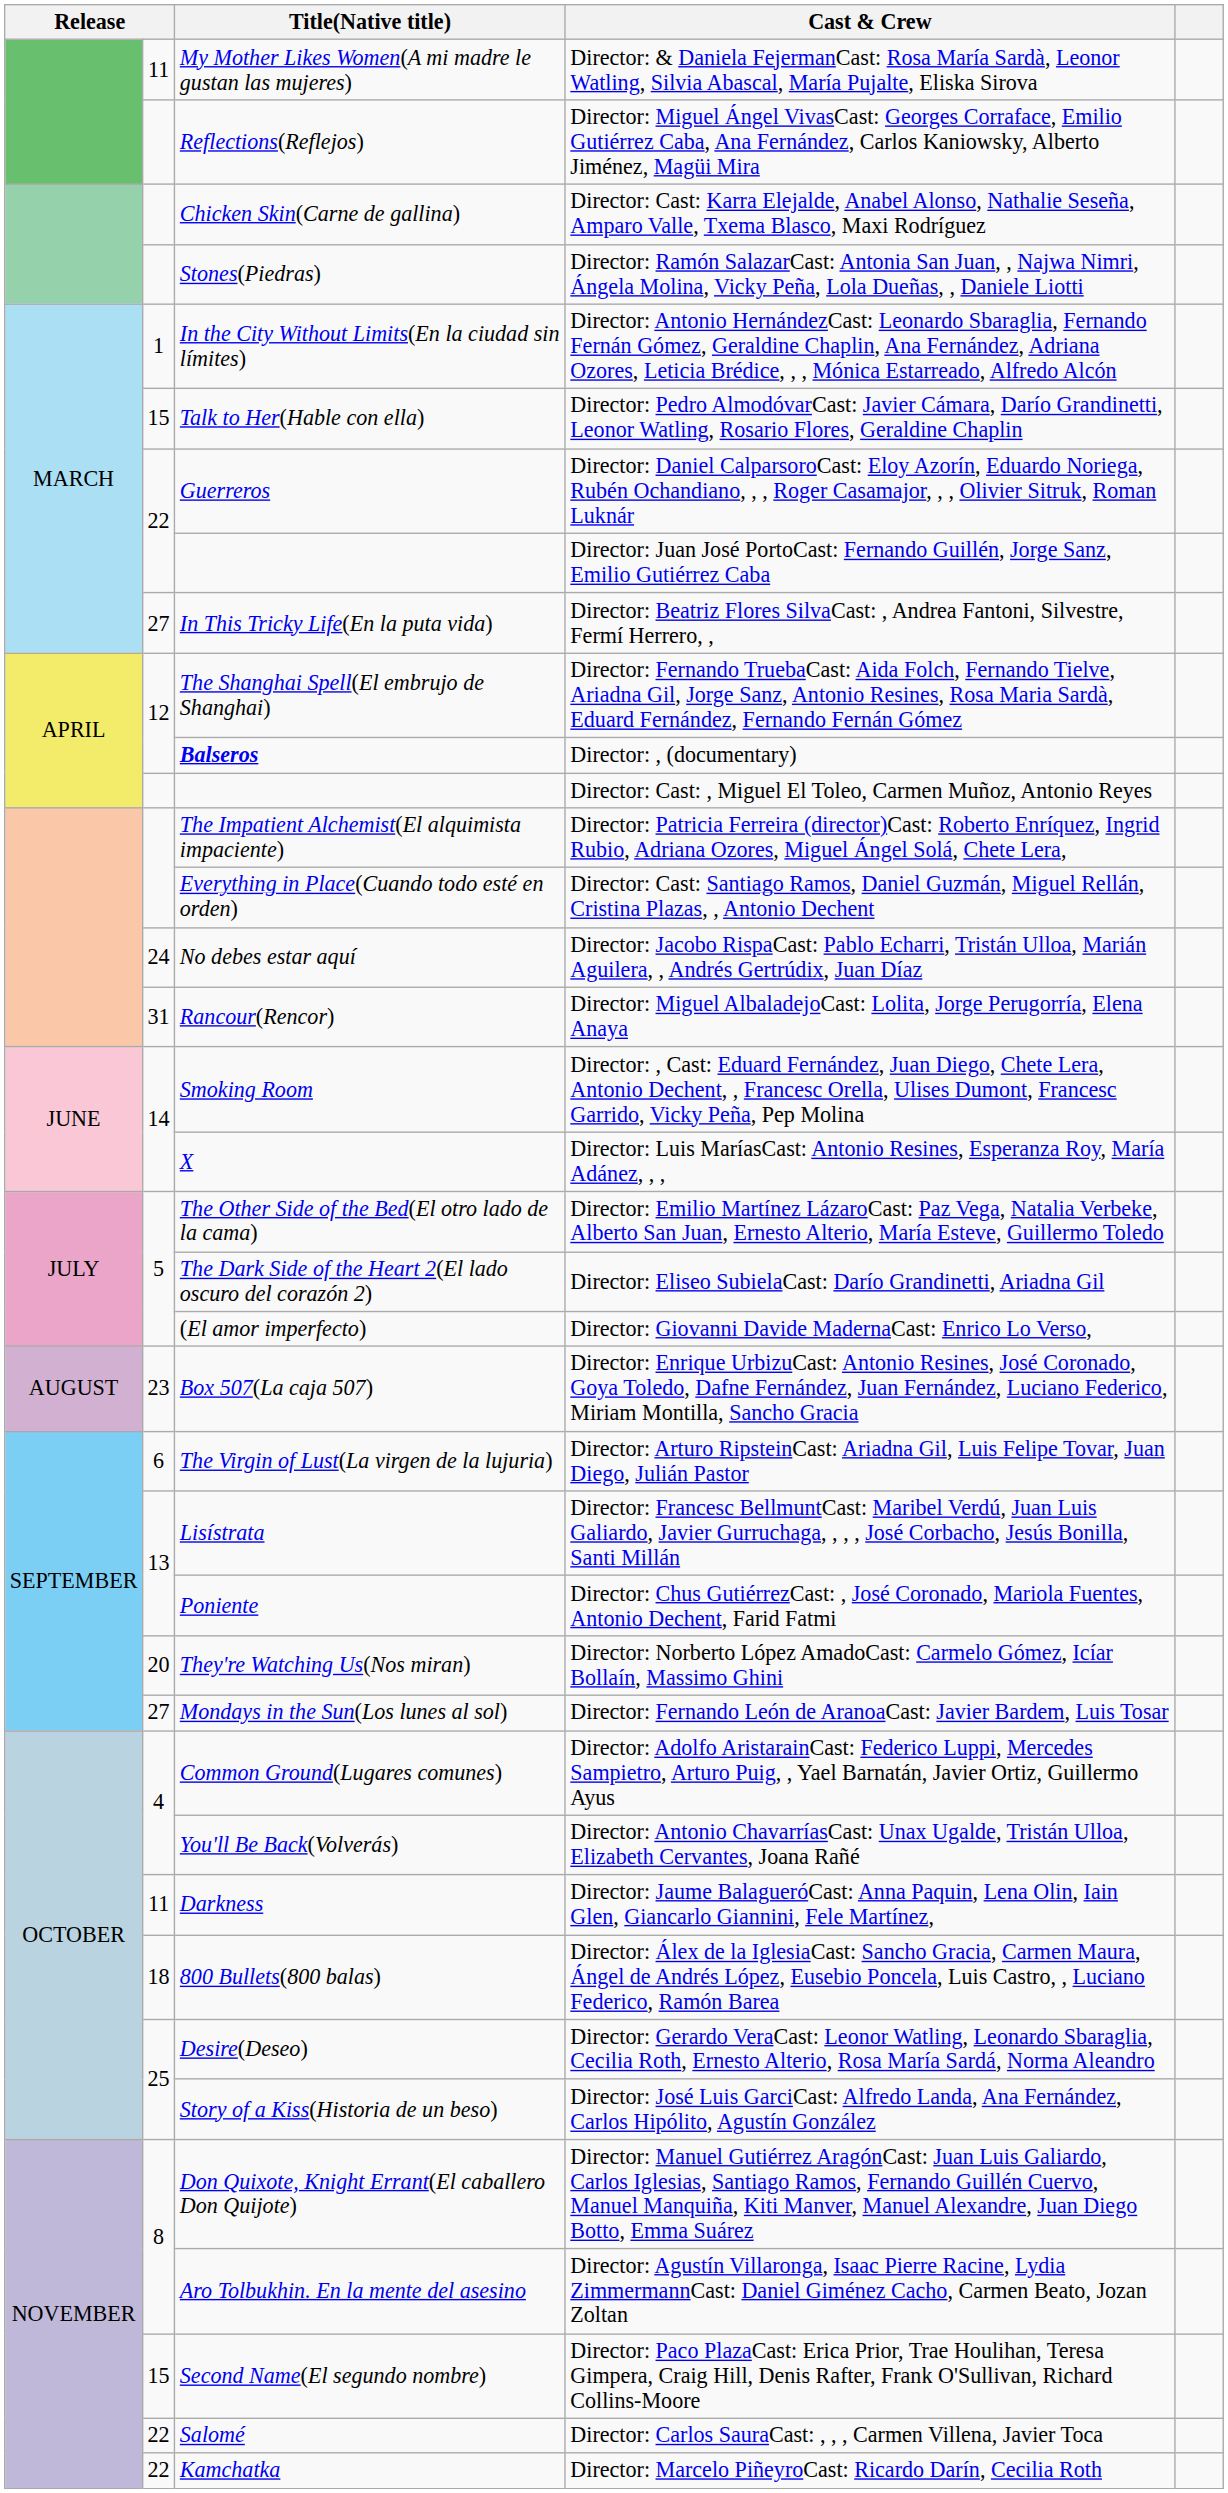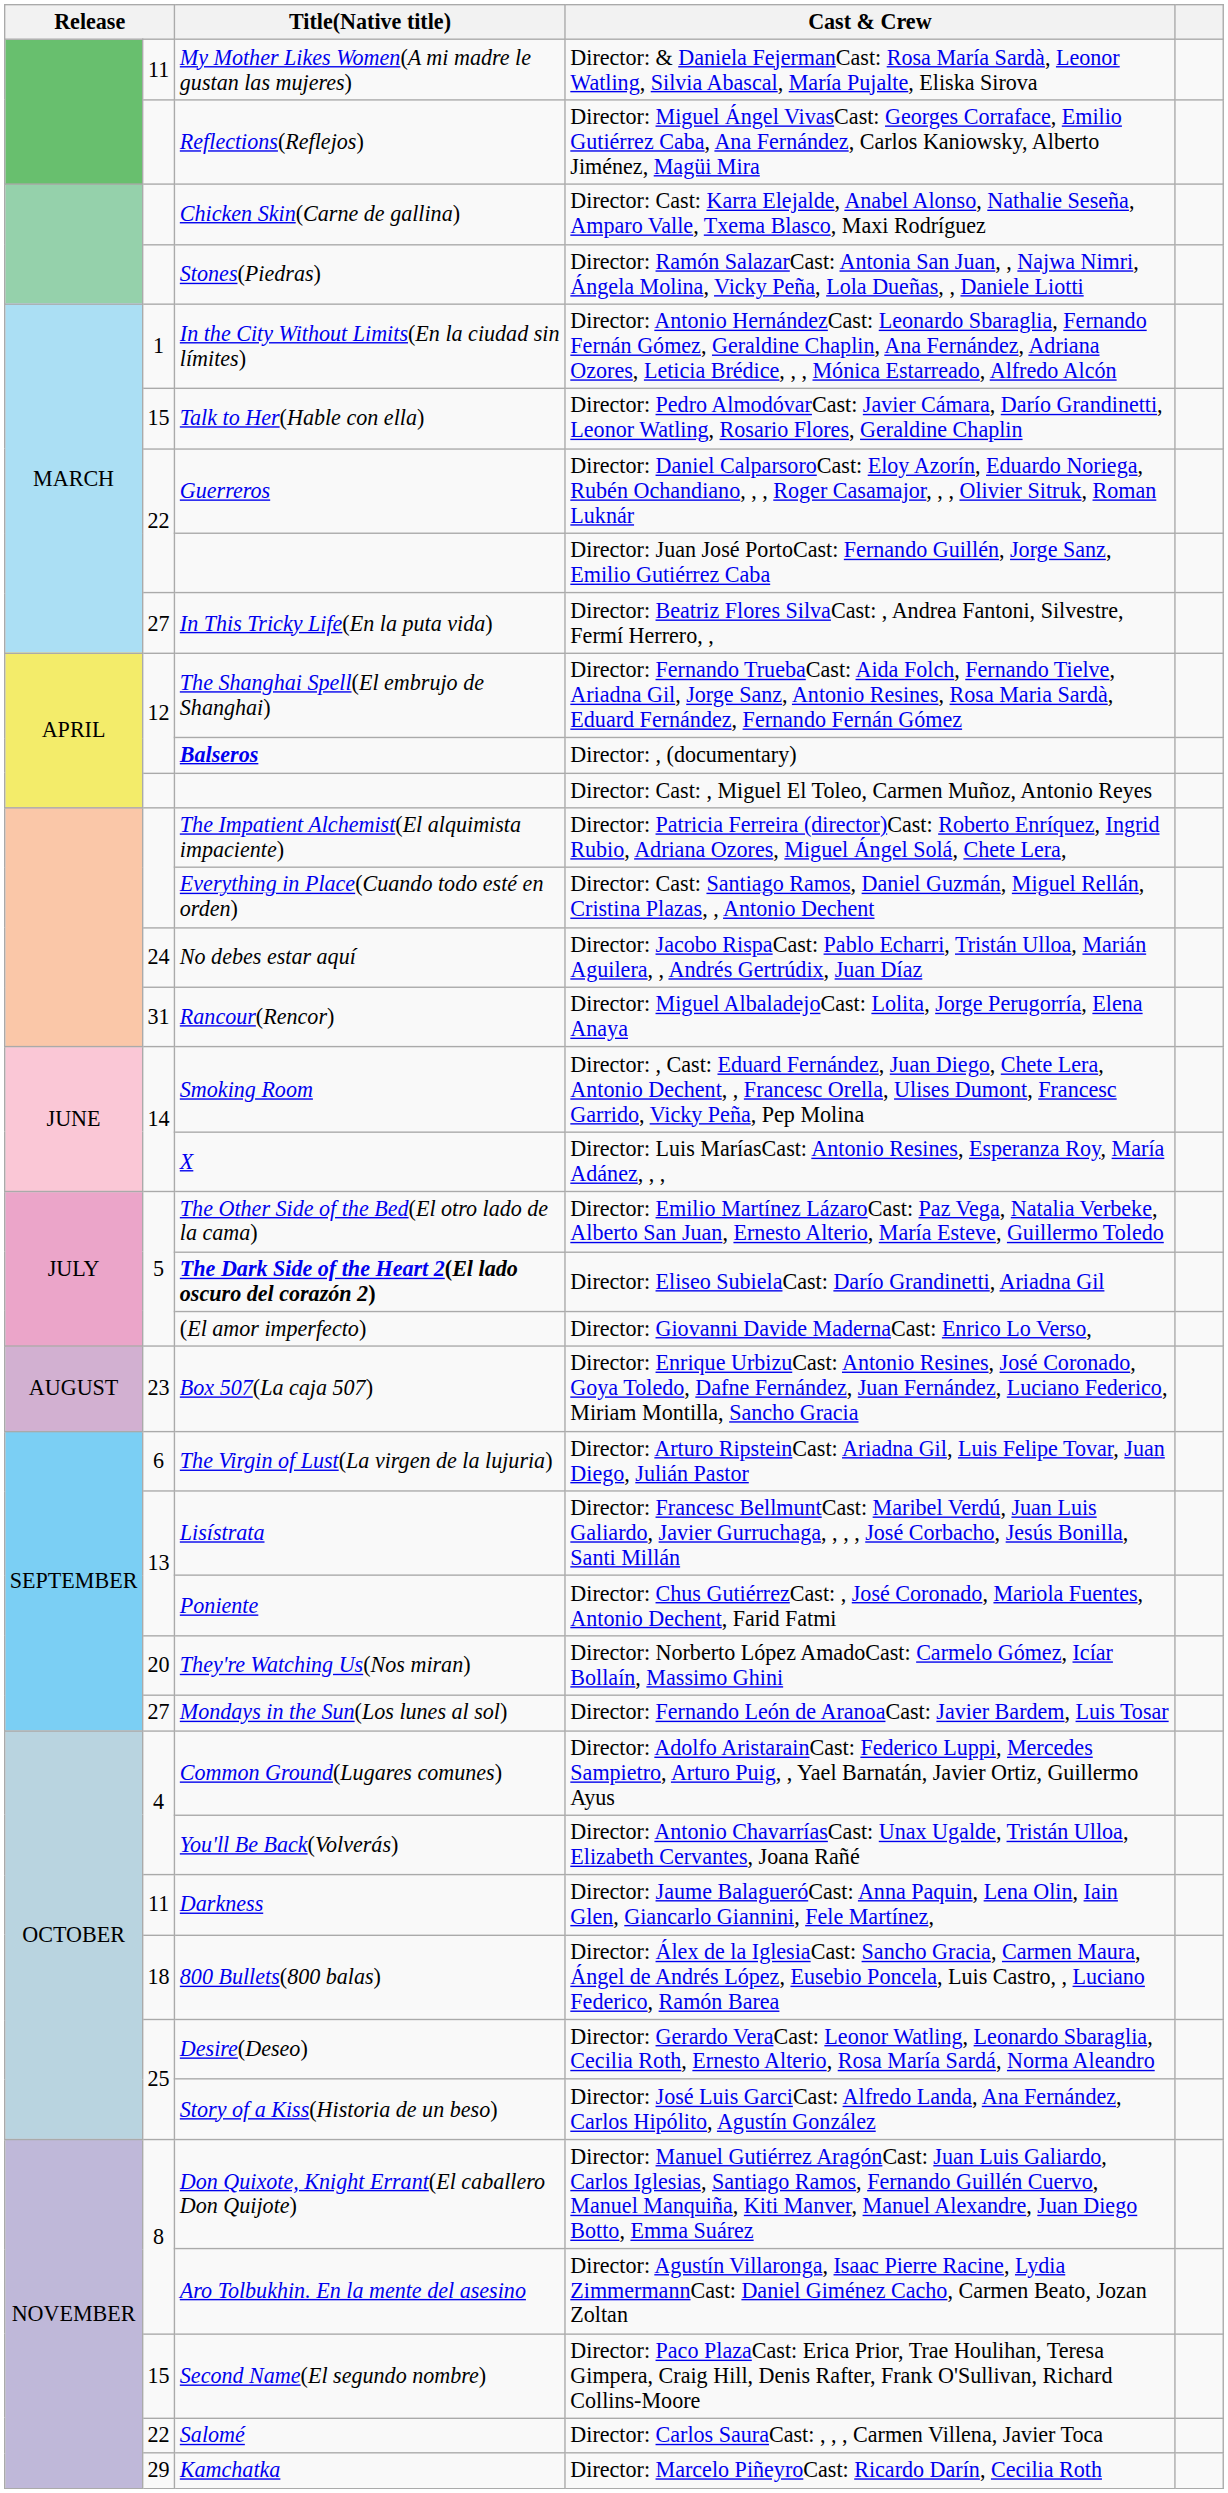(344, 1281) normal -> (349, 1281) bold
(159, 2470) 22 -> (159, 2470) 29
